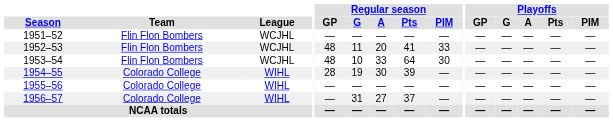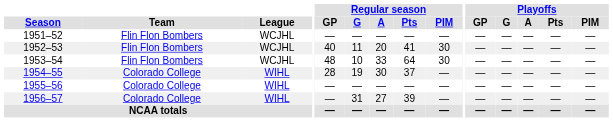(330, 48) 48 -> (330, 48) 40
(444, 48) 33 -> (444, 48) 30
(409, 73) 39 -> (409, 73) 37
(409, 98) 37 -> (409, 98) 39
